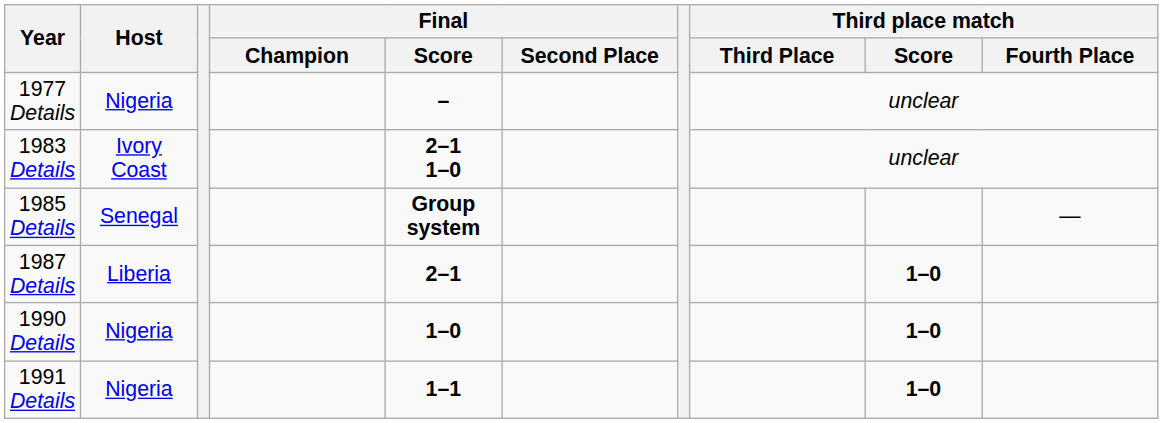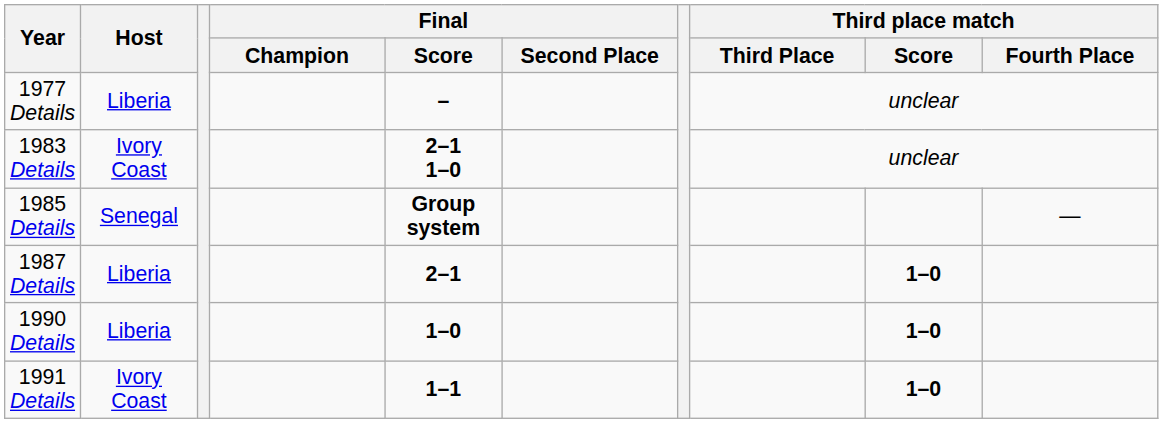(139, 100) Nigeria -> (139, 100) Liberia
(139, 331) Nigeria -> (139, 331) Liberia
(139, 389) Nigeria -> (139, 389) Ivory Coast
